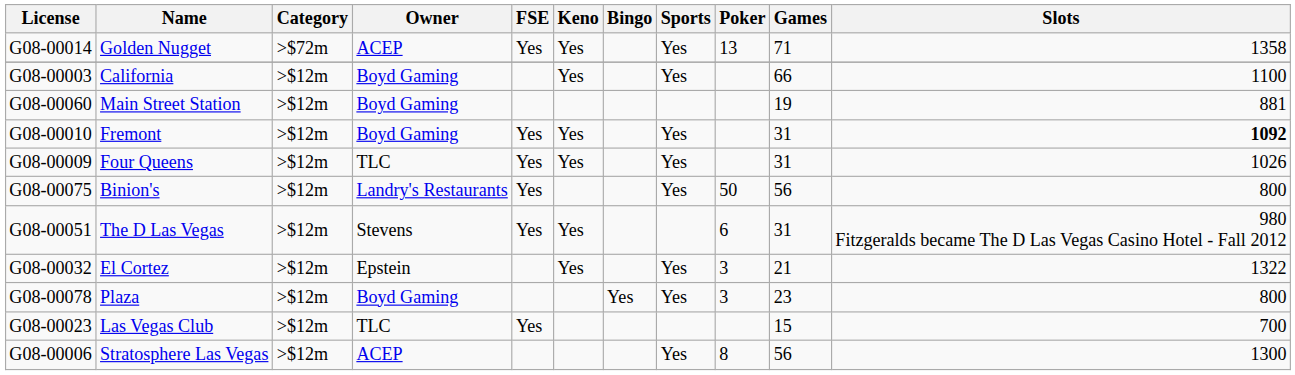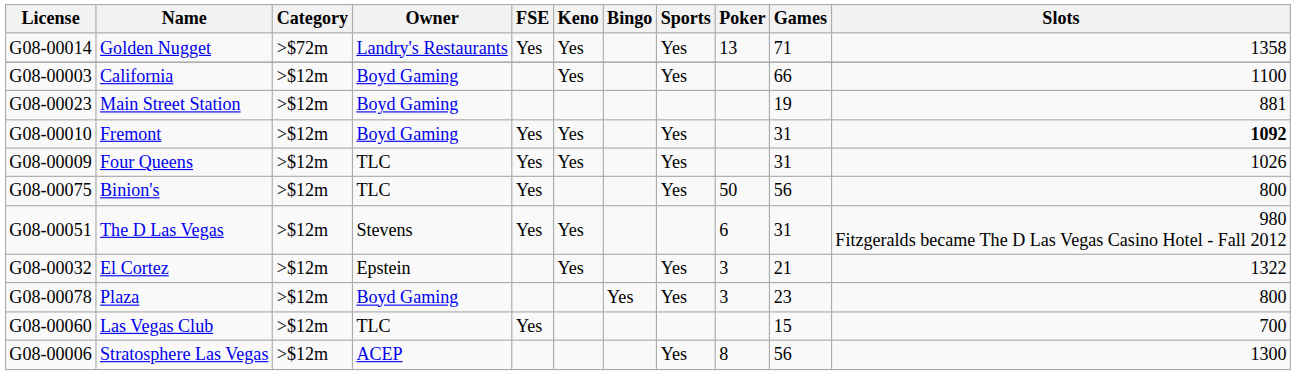(379, 47) ACEP -> (432, 47) Landry's Restaurants
(51, 104) G08-00060 -> (51, 104) G08-00023
(432, 190) Landry's Restaurants -> (373, 190) TLC
(51, 325) G08-00023 -> (51, 325) G08-00060
